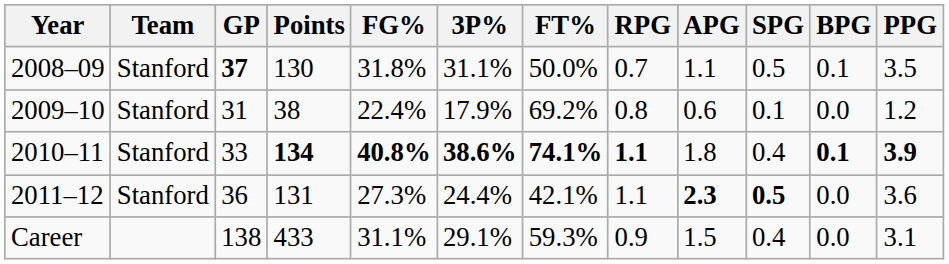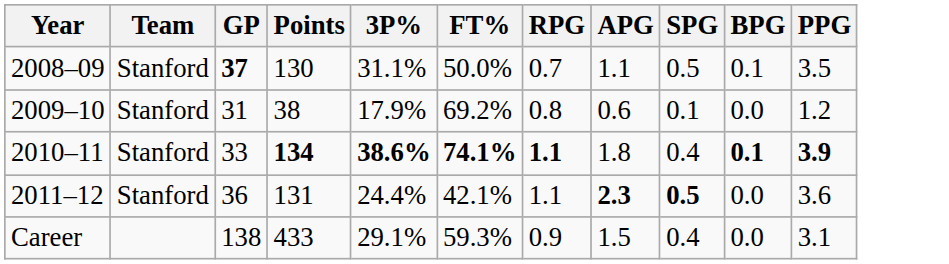- column: (394, 25)
